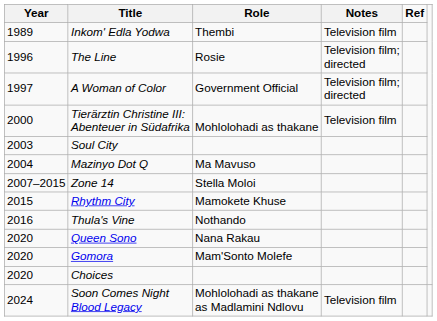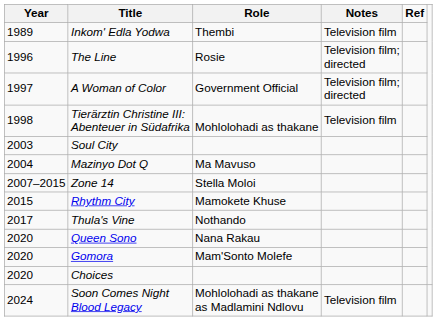(20, 120) 2000 -> (20, 120) 1998
(20, 219) 2016 -> (20, 219) 2017
